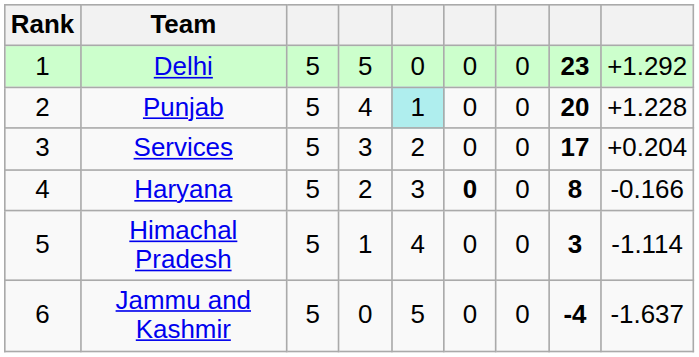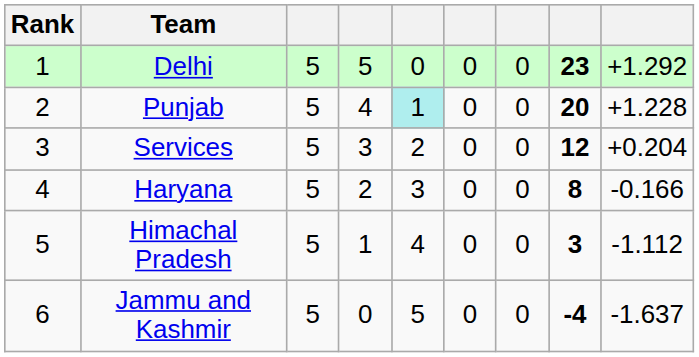(575, 148) 17 -> (575, 148) 12
(470, 189) bold -> (470, 189) normal
(647, 245) -1.114 -> (647, 245) -1.112
